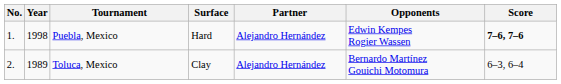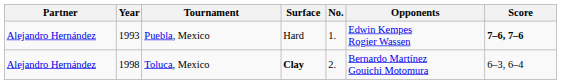columns swapped: (14, 12) <-> (290, 12)
(37, 35) 1998 -> (129, 35) 1993
(37, 64) 1989 -> (129, 64) 1998
(201, 64) normal -> (294, 64) bold
